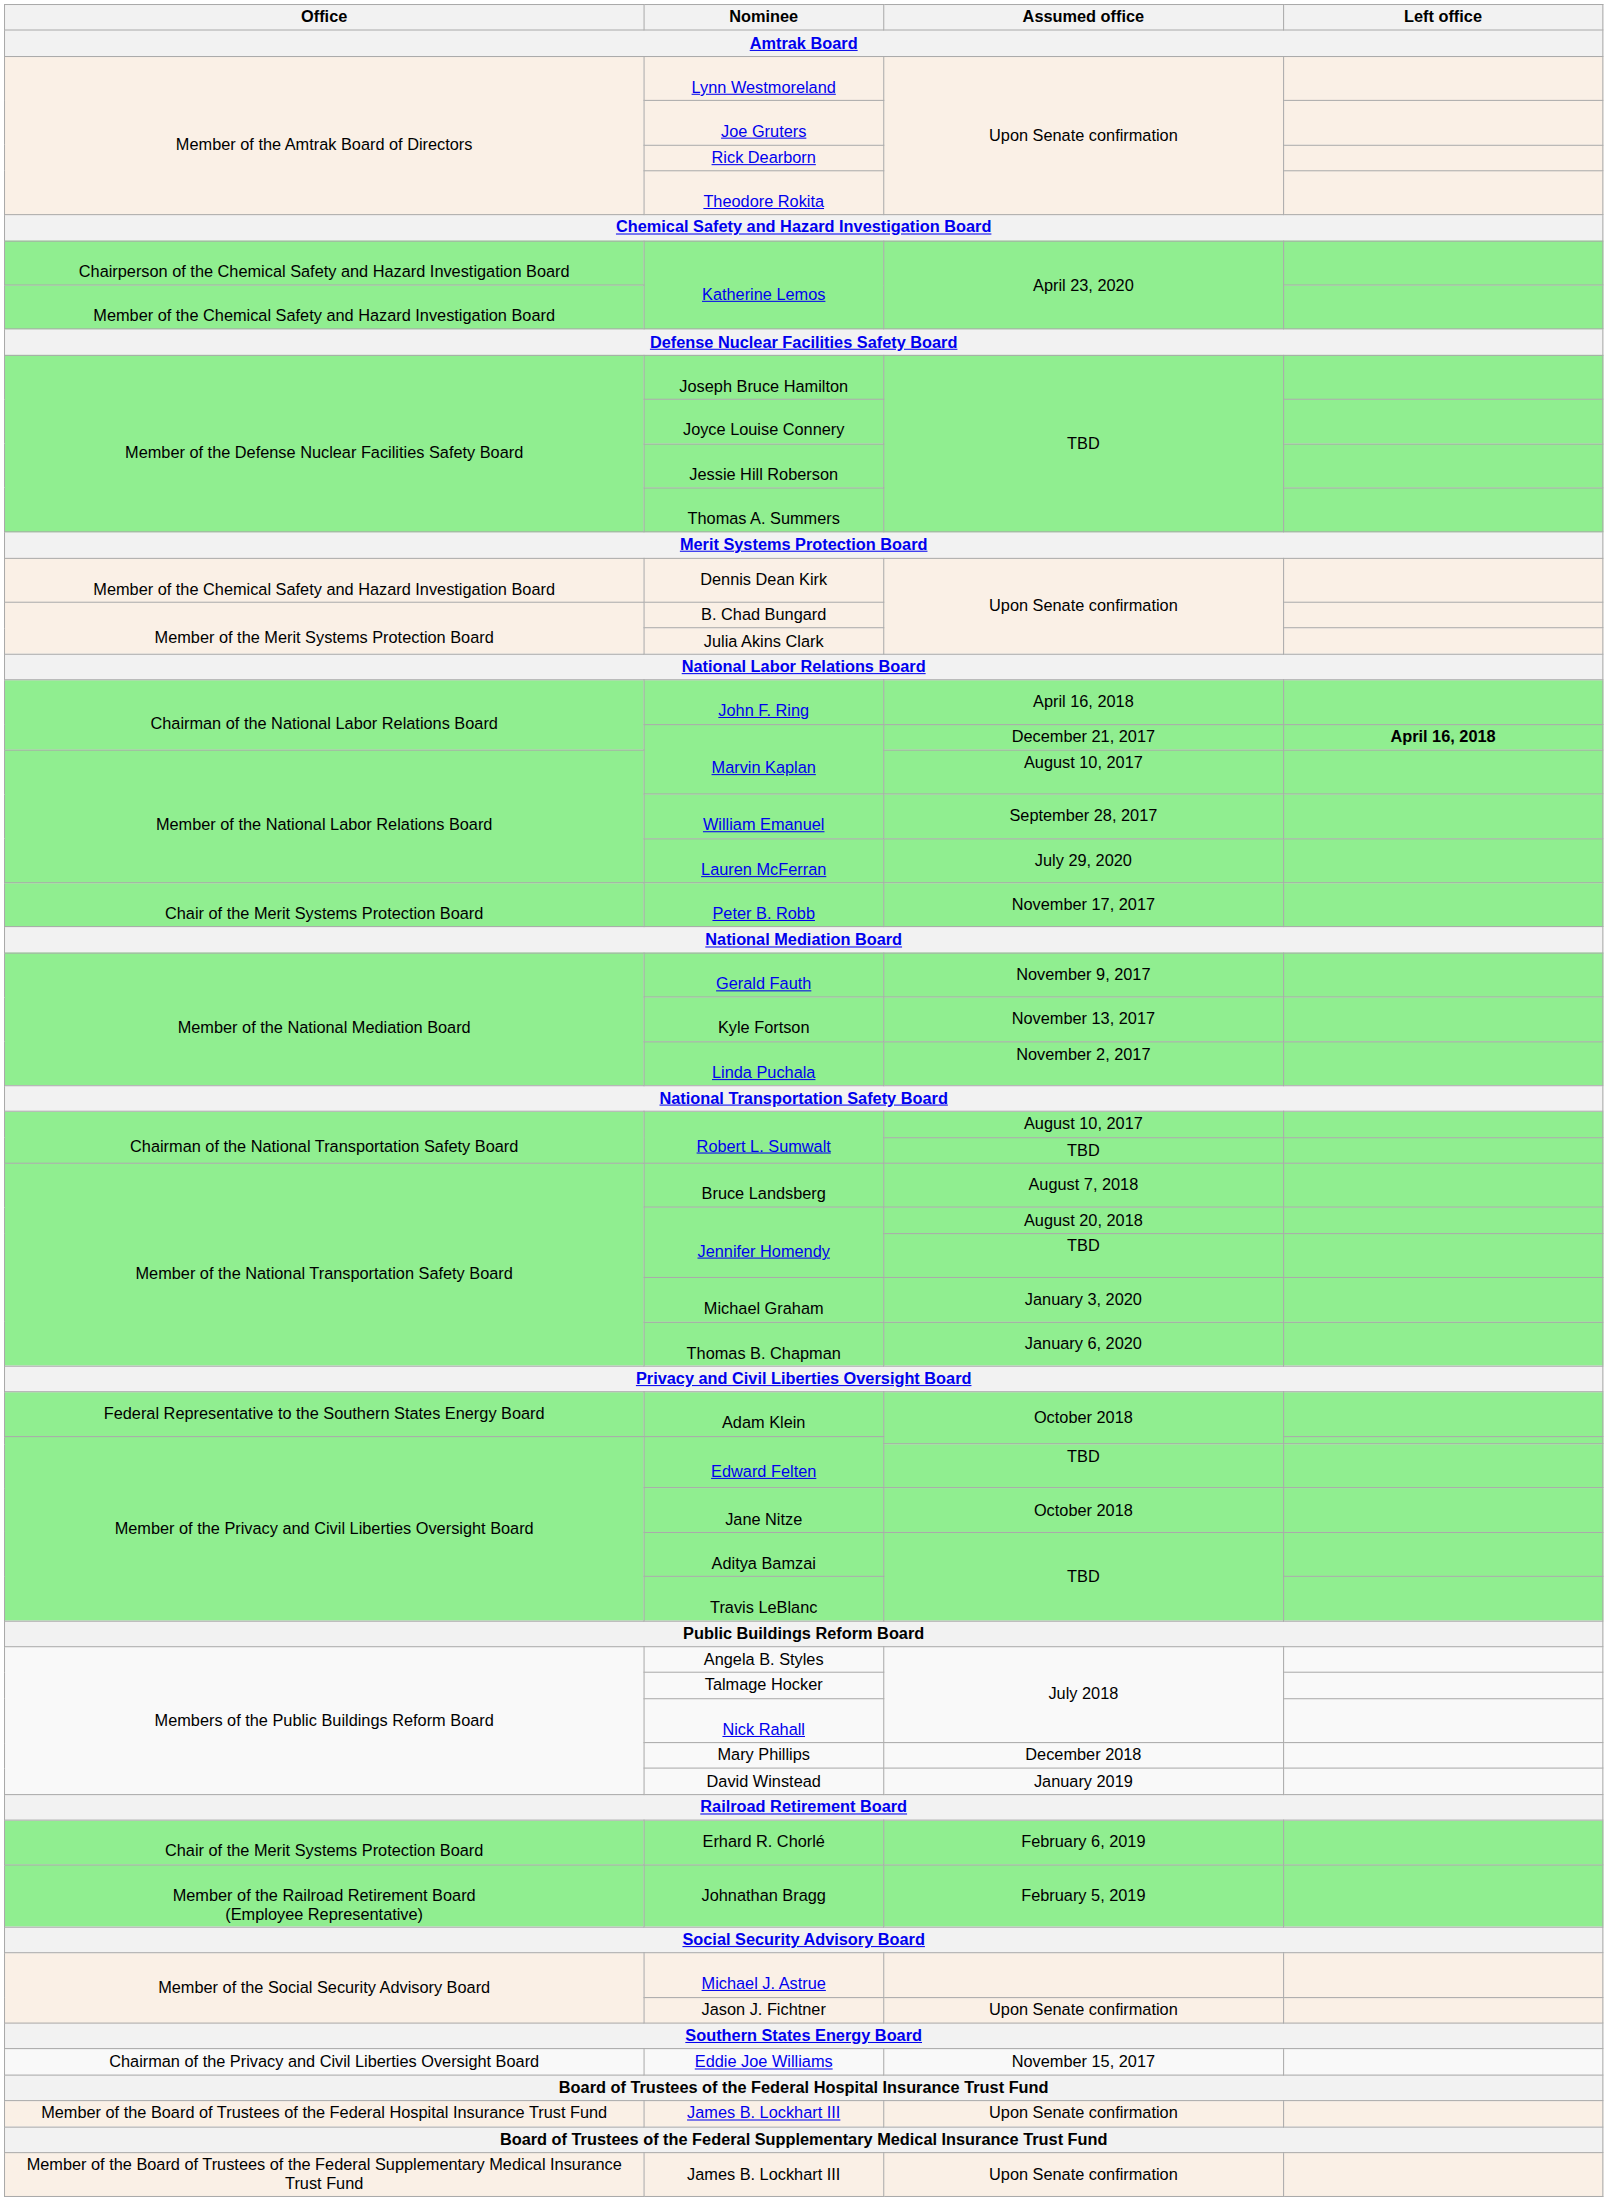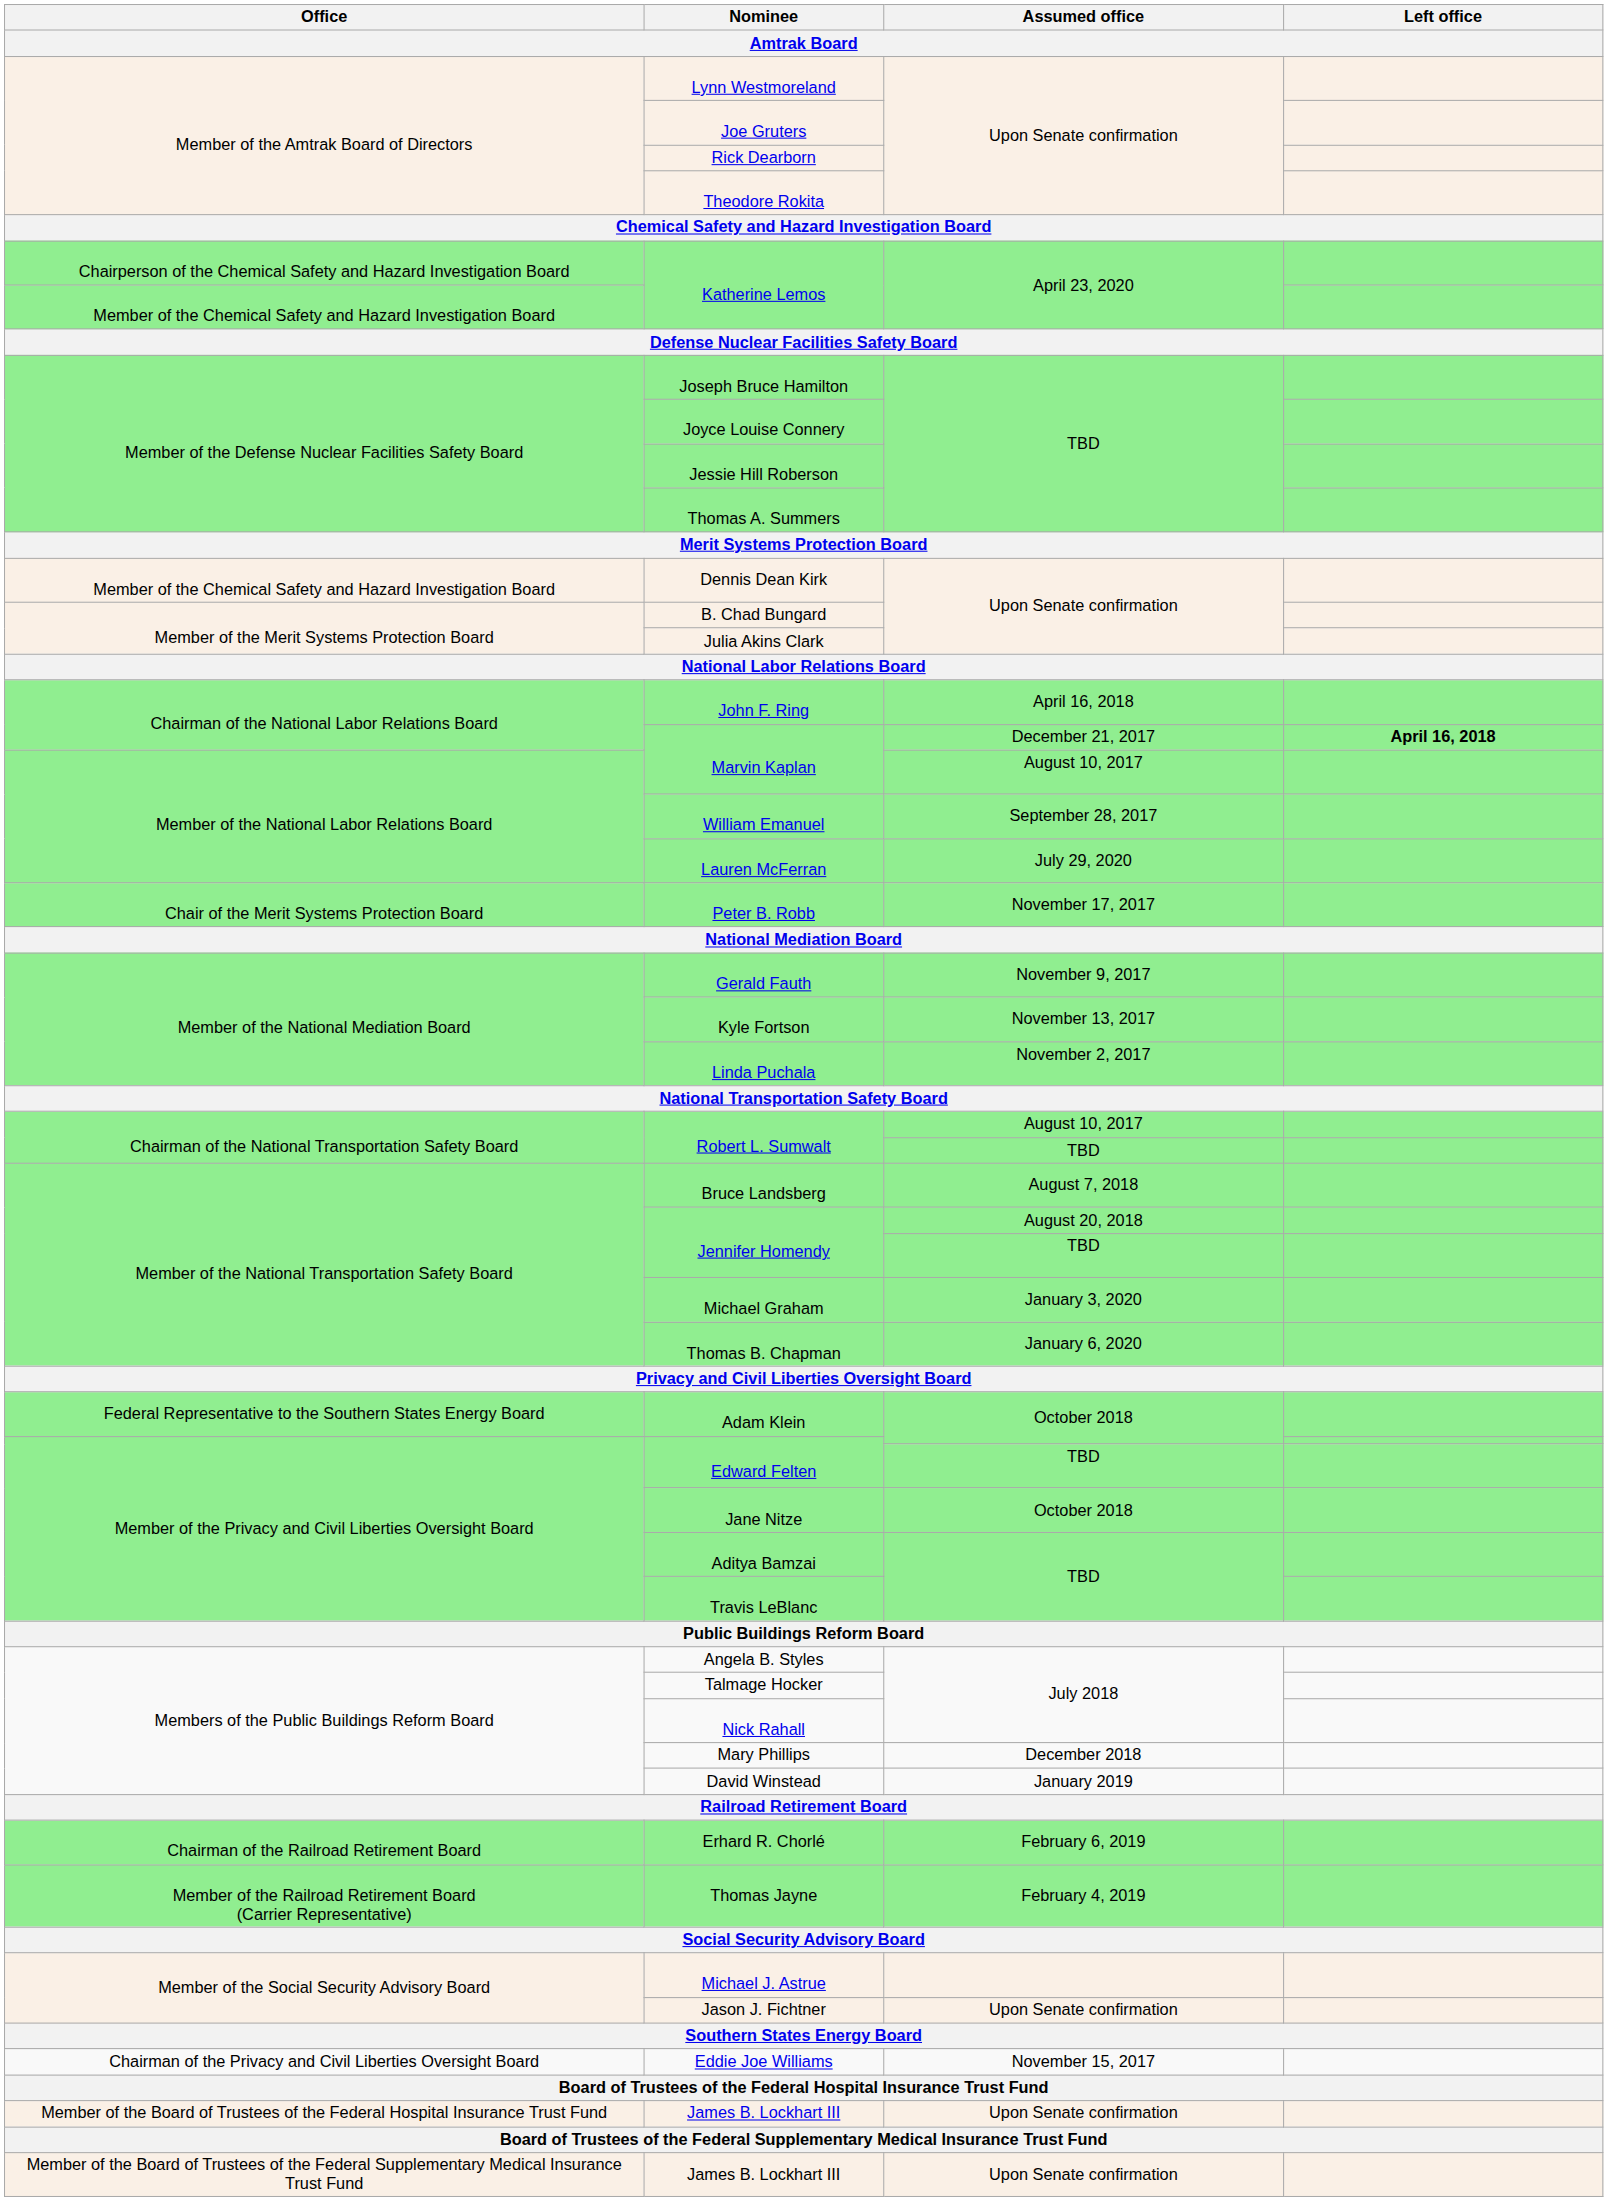(324, 1851) Chair of the Merit Systems Protection Board -> (324, 1851) Chairman of the Railroad Retirement Board
- row: (764, 1895)
+ row: (764, 1895)
